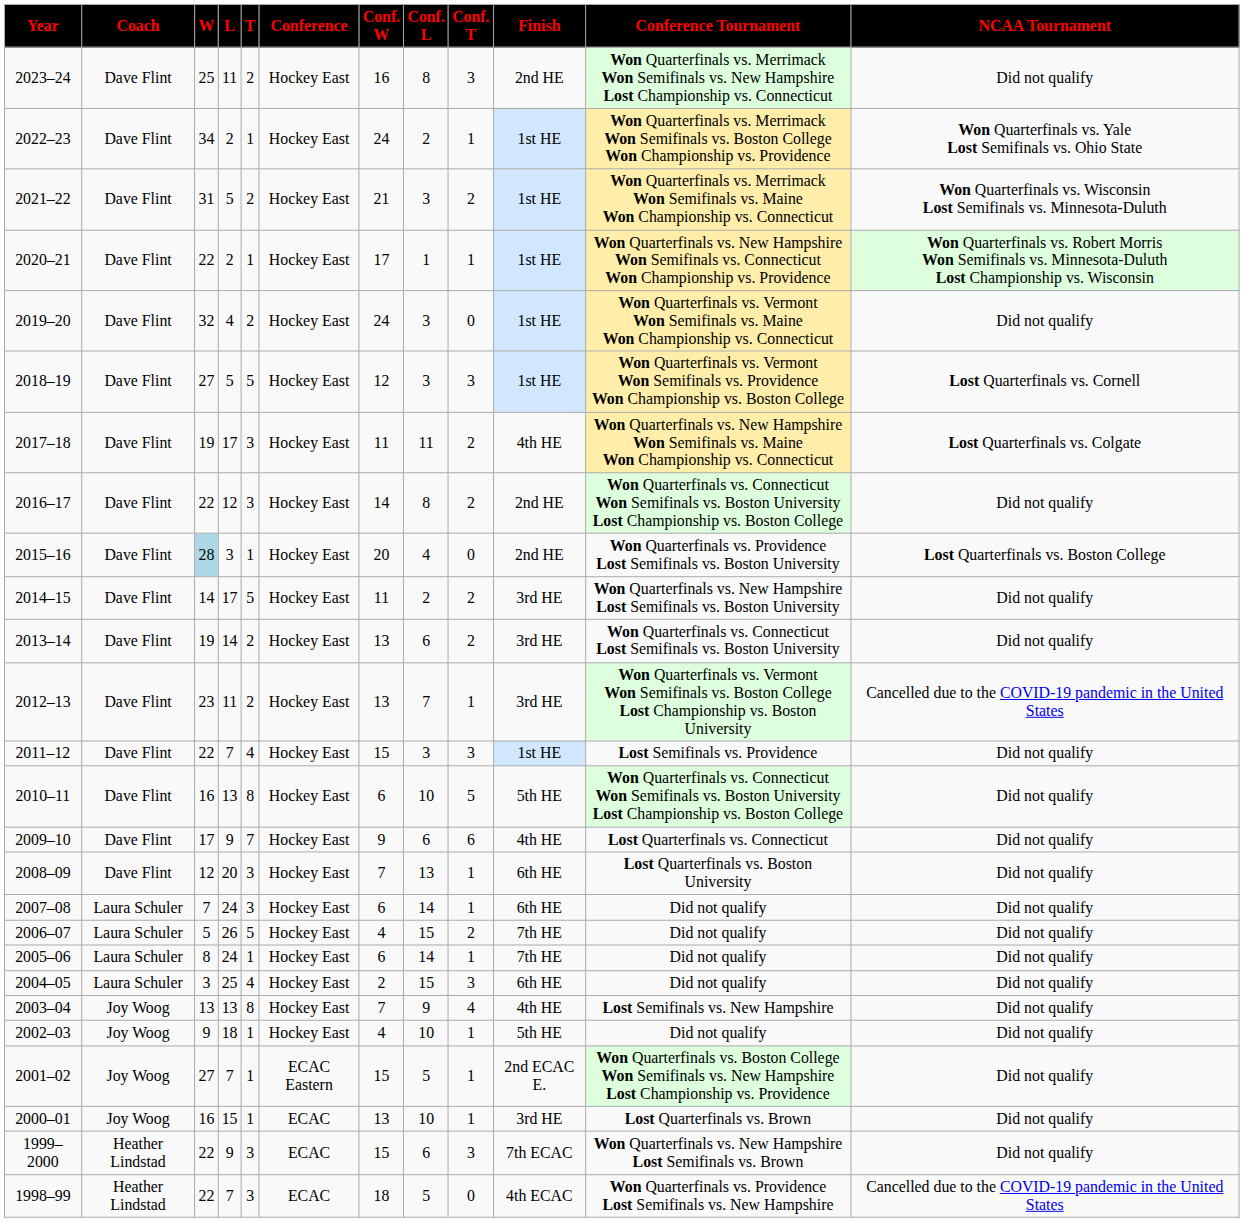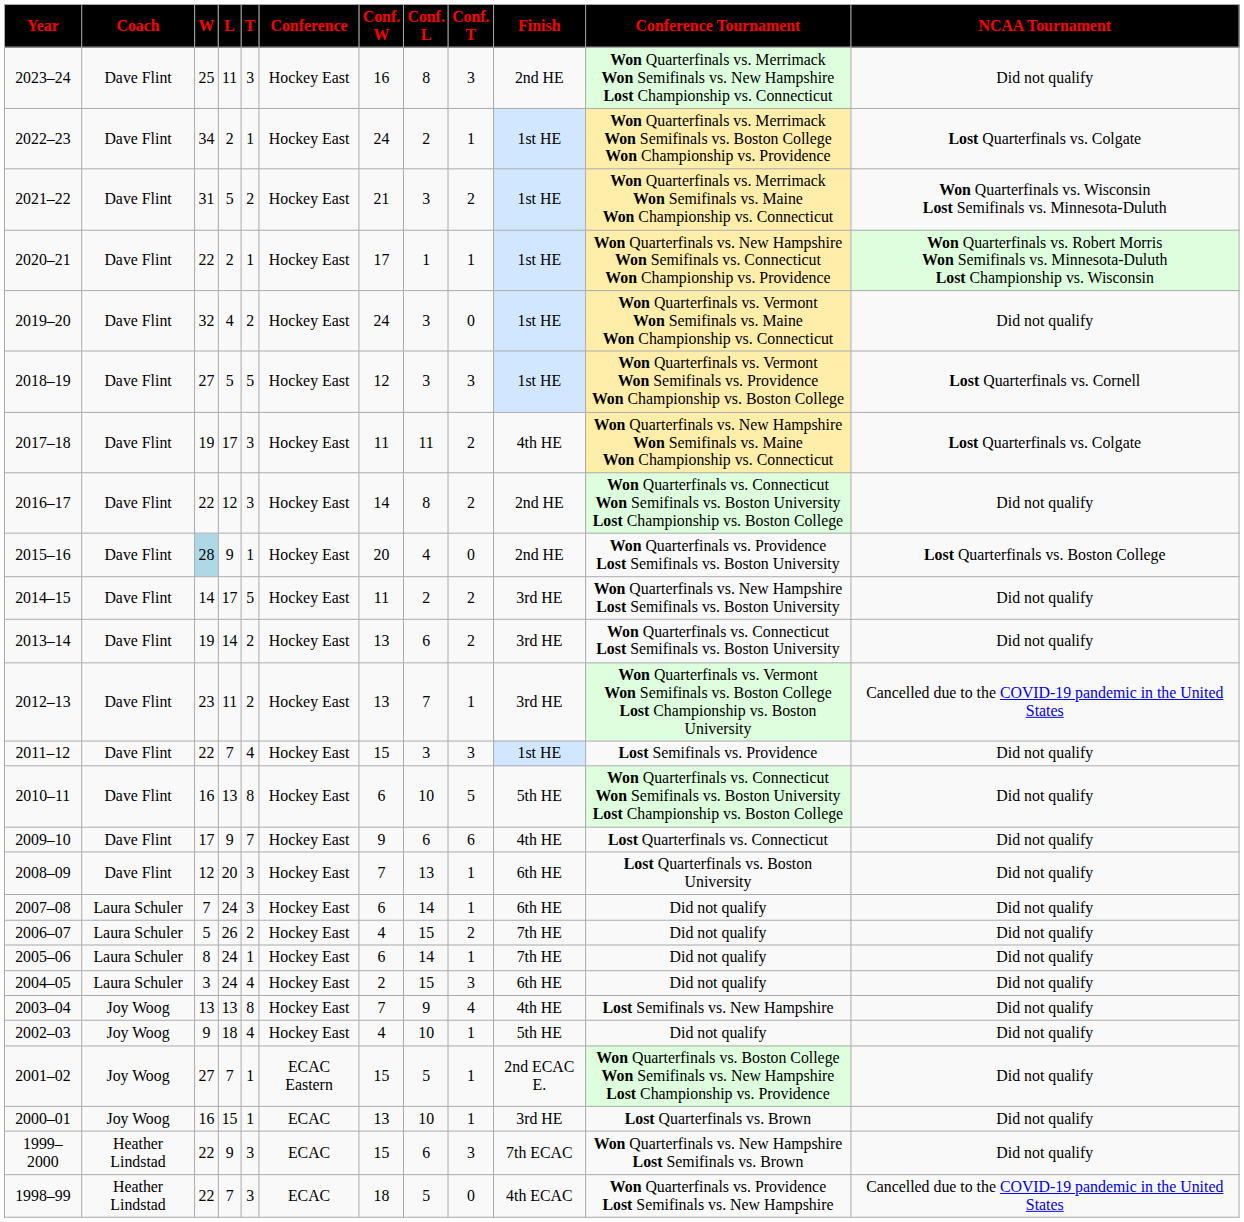(250, 77) 2 -> (250, 77) 3
(1045, 138) Won Quarterfinals vs. Yale Lost Semifinals vs. Ohio State -> (1045, 138) Lost Quarterfinals vs. Colgate
(230, 555) 3 -> (230, 555) 9
(250, 932) 5 -> (250, 932) 2
(230, 982) 25 -> (230, 982) 24
(250, 1033) 1 -> (250, 1033) 4
